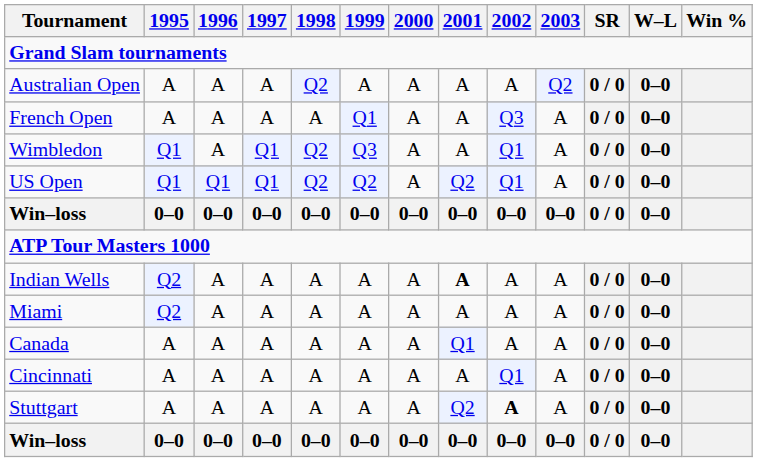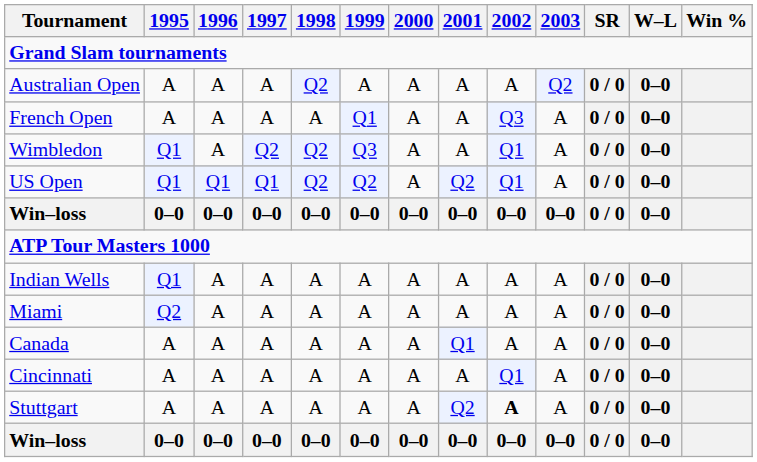(267, 149) Q1 -> (267, 149) Q2
(169, 278) Q2 -> (169, 278) Q1
(463, 278) bold -> (463, 278) normal
